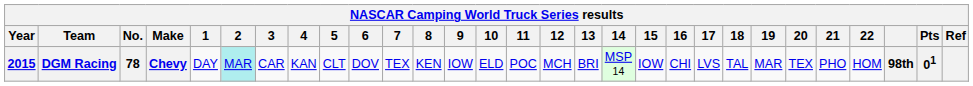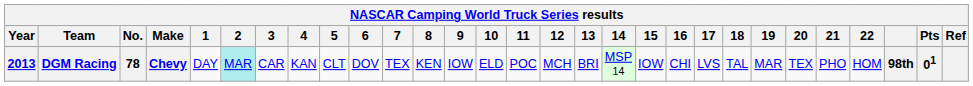(22, 64) 2015 -> (22, 64) 2013
